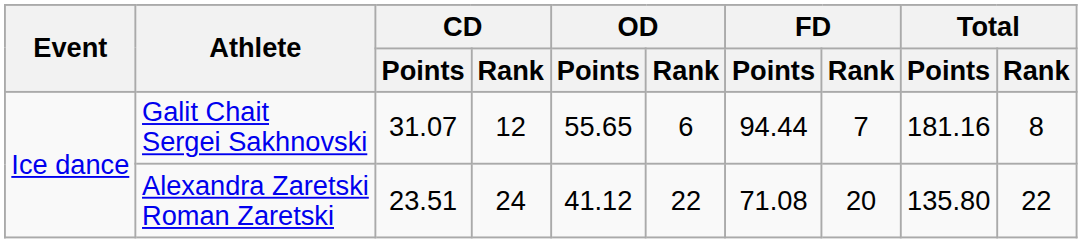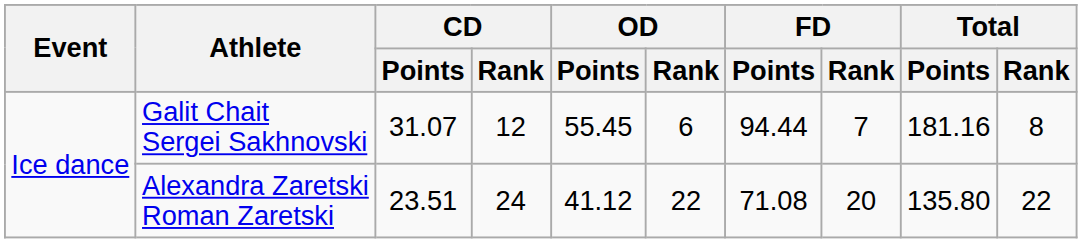(598, 128) 55.65 -> (598, 128) 55.45
